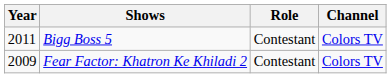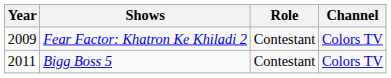rows swapped: (145, 61) <-> (78, 38)
